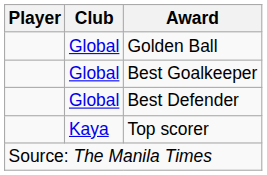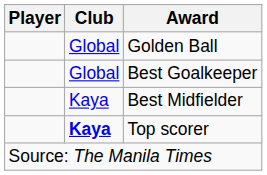- row: (183, 101)
+ row: (185, 101)
(89, 128) normal -> (90, 128) bold
